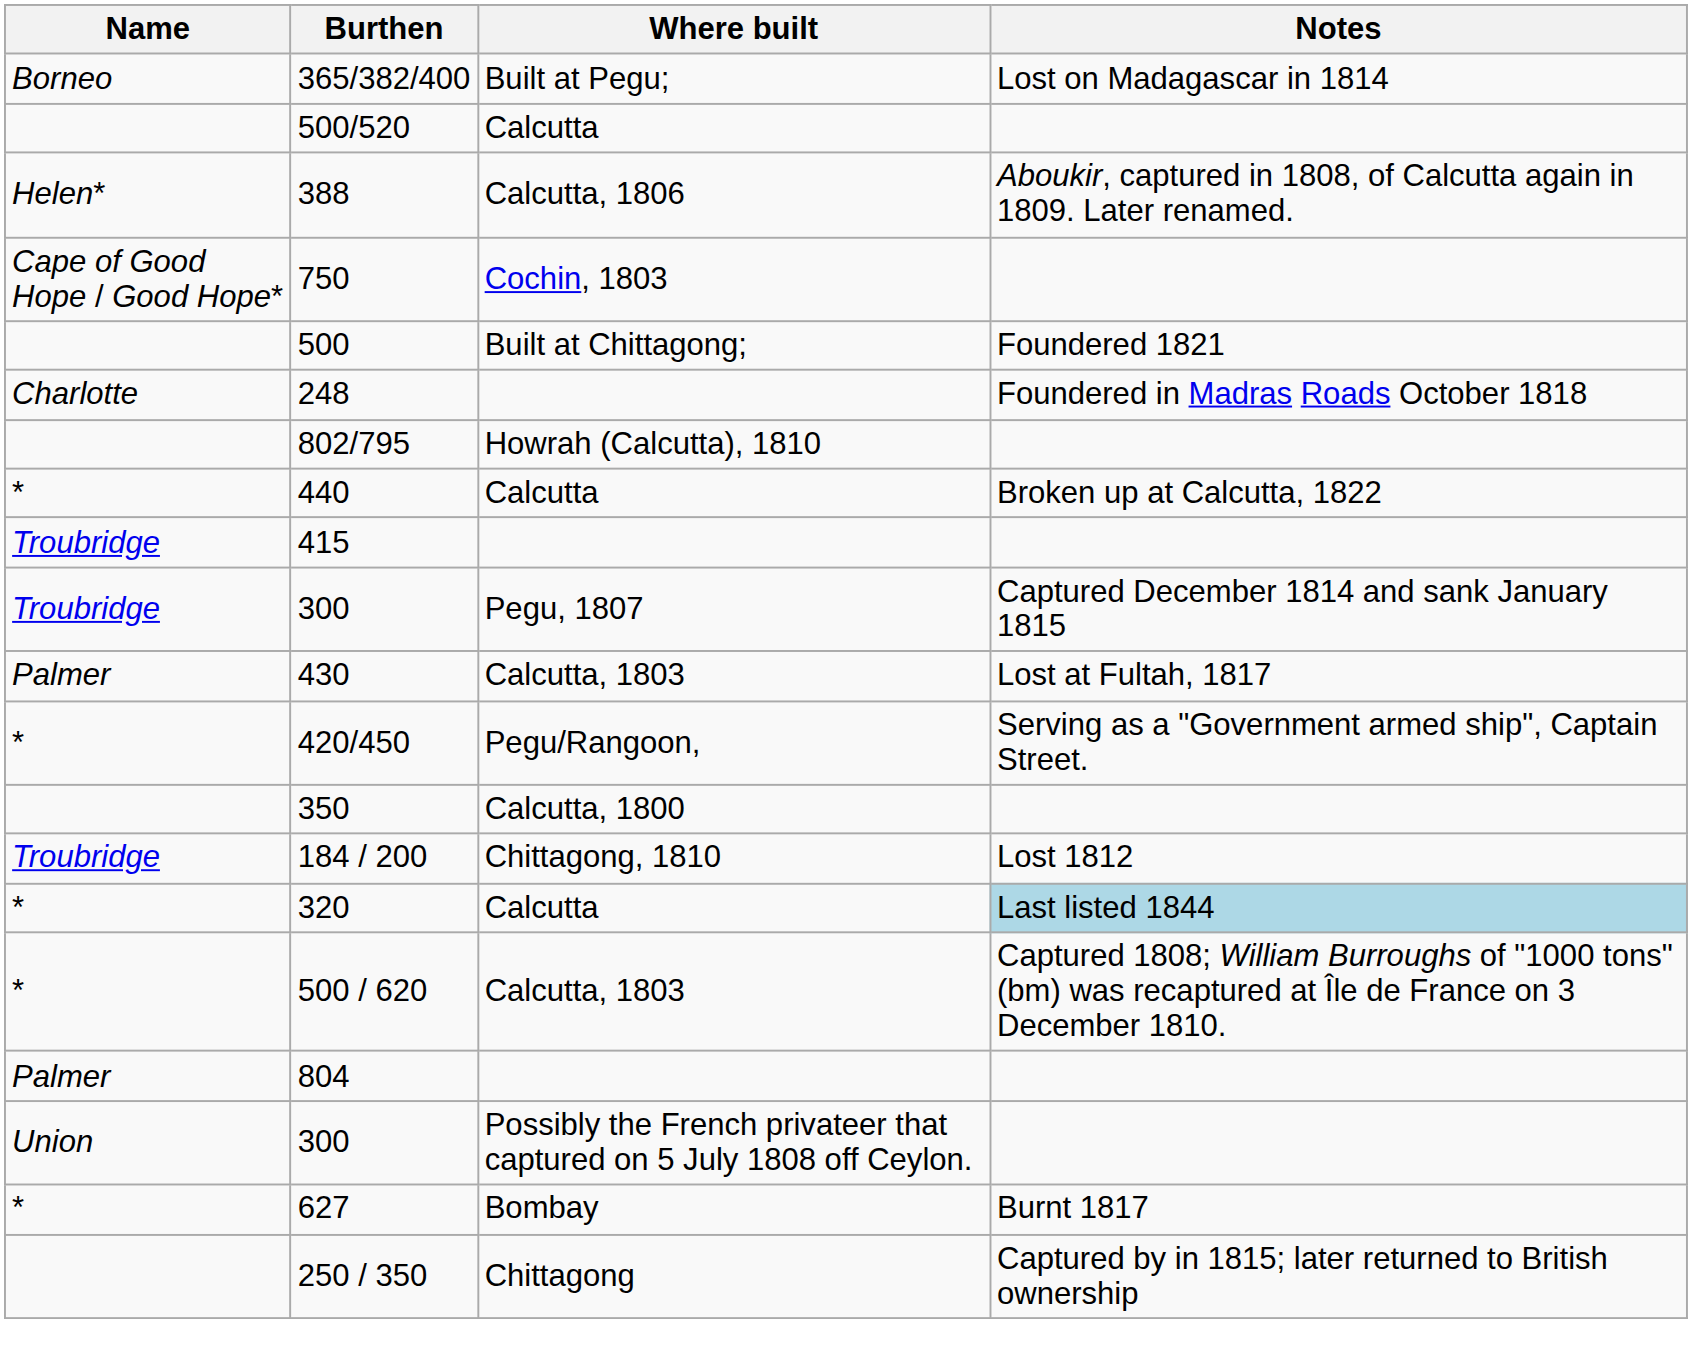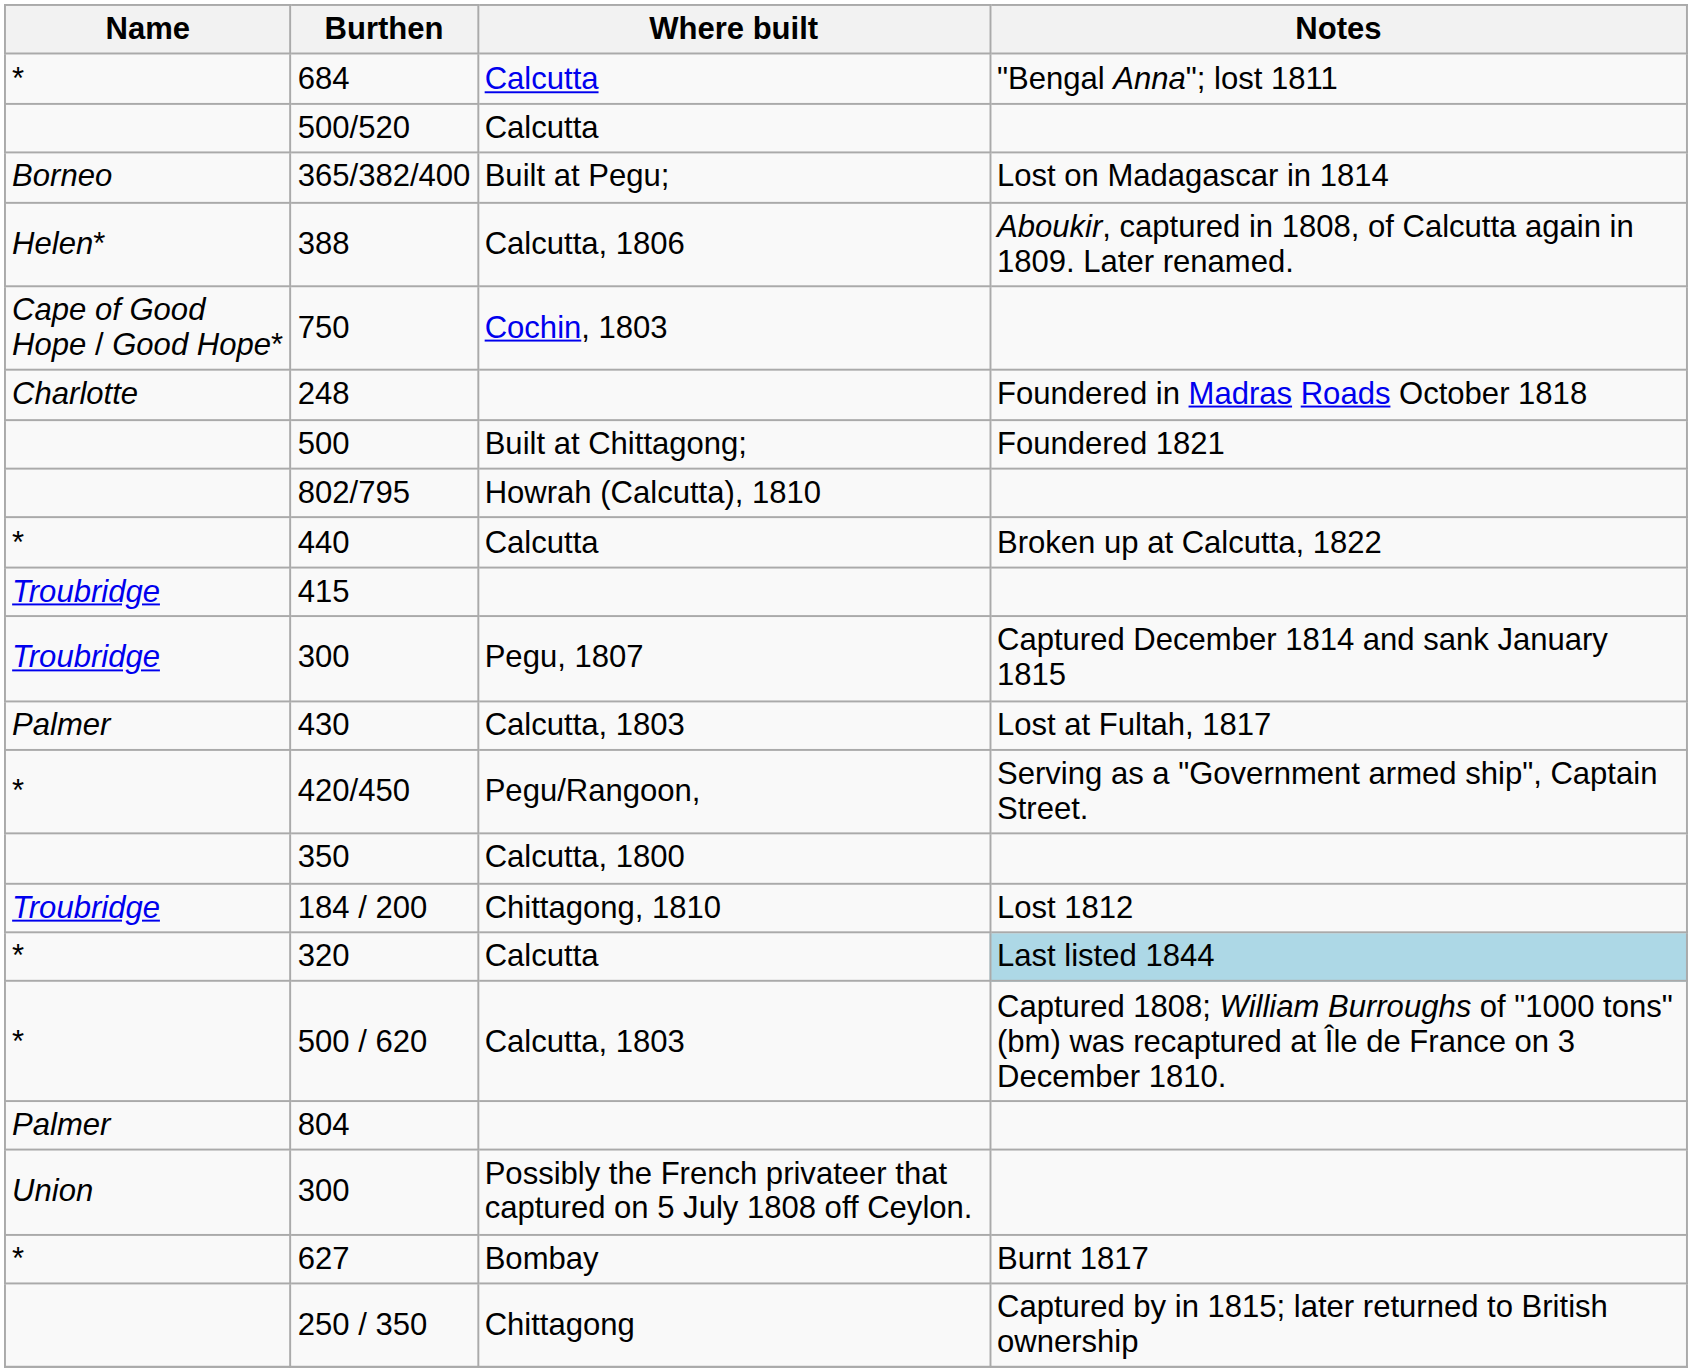+ row: (324, 78)
rows swapped: (354, 127) <-> (384, 78)
rows swapped: (324, 394) <-> (324, 345)
